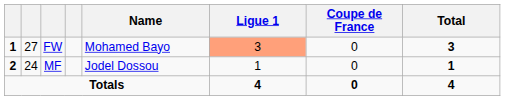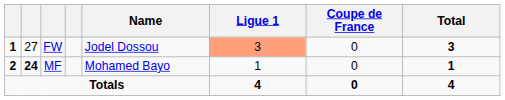(127, 47) Mohamed Bayo -> (122, 47) Jodel Dossou
(31, 66) normal -> (31, 66) bold
(122, 66) Jodel Dossou -> (127, 66) Mohamed Bayo
